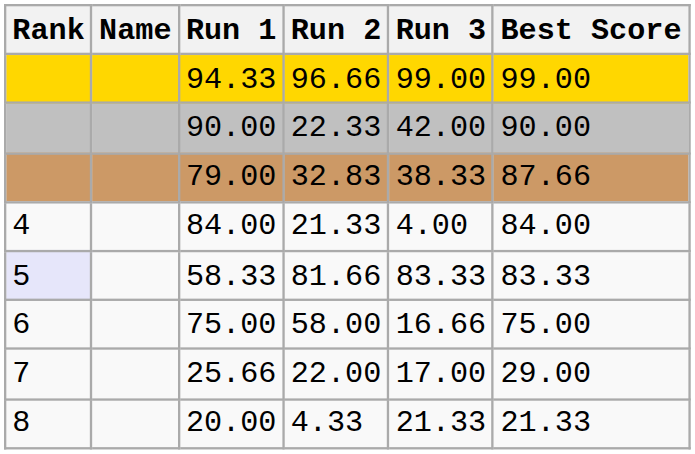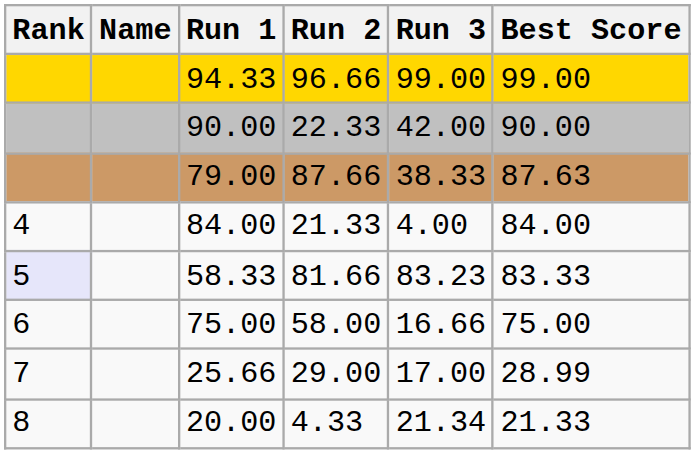(336, 177) 32.83 -> (336, 177) 87.66
(546, 177) 87.66 -> (546, 177) 87.63
(441, 276) 83.33 -> (441, 276) 83.23
(336, 374) 22.00 -> (336, 374) 29.00
(546, 374) 29.00 -> (546, 374) 28.99
(441, 423) 21.33 -> (441, 423) 21.34
